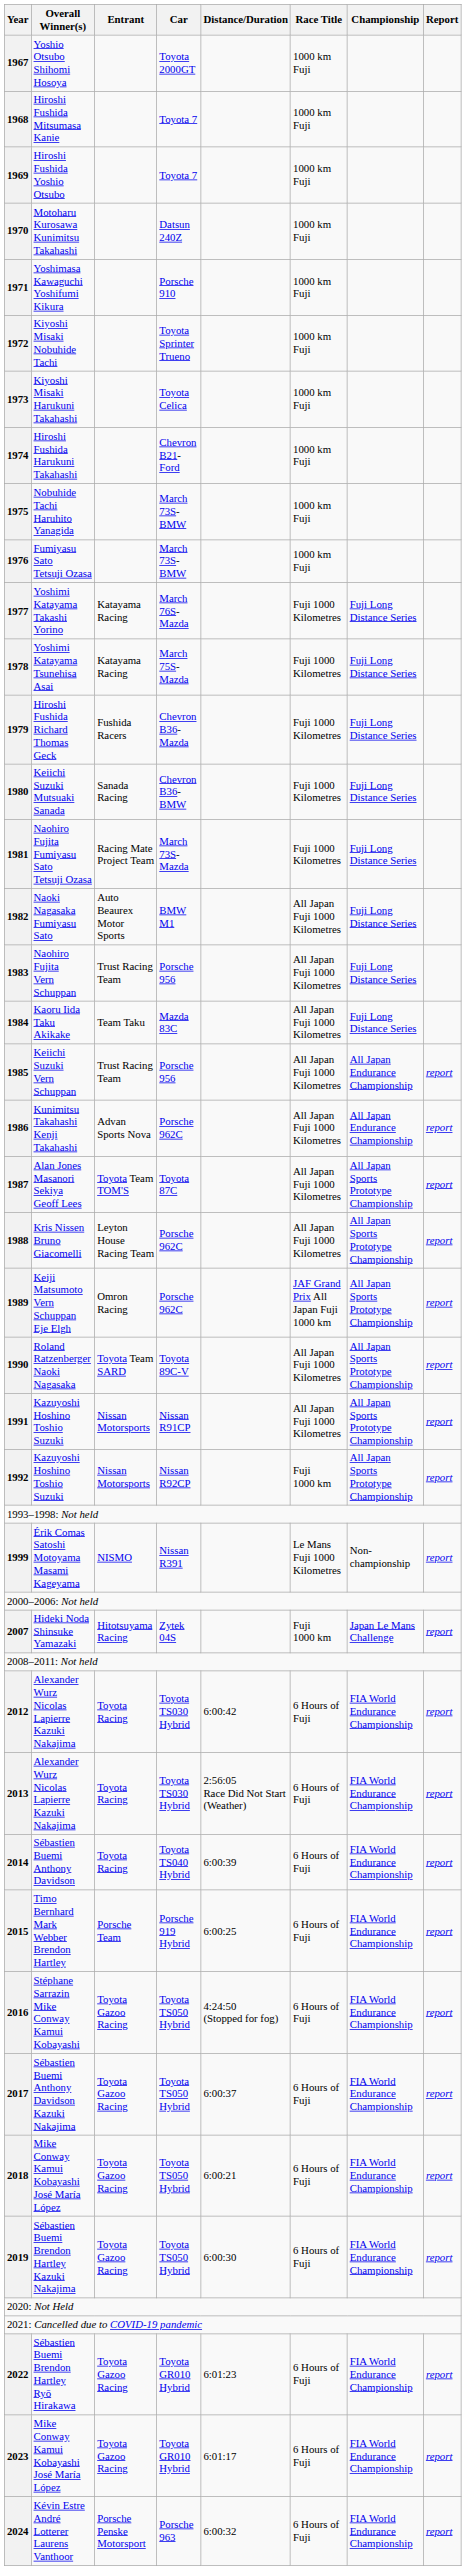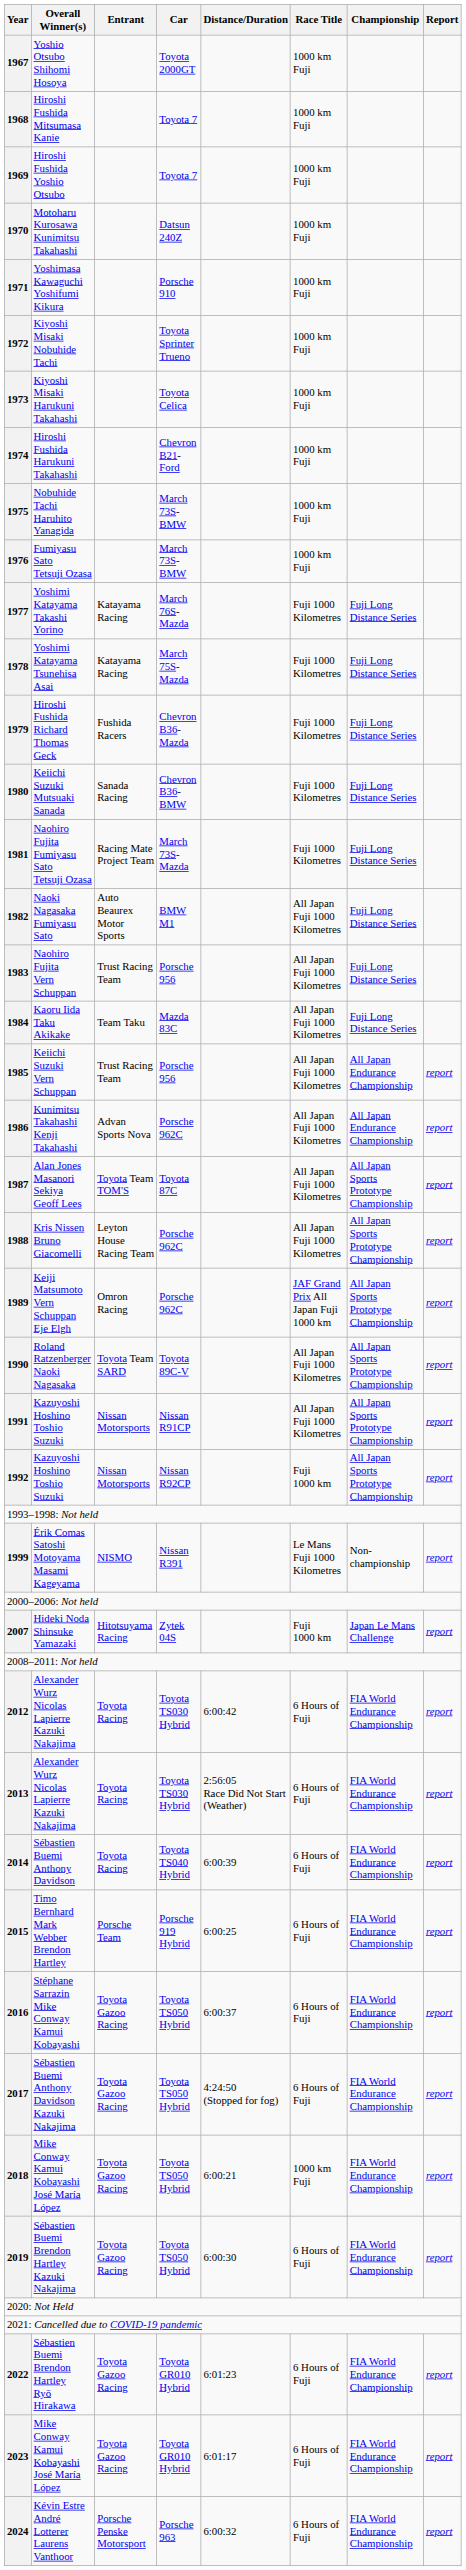(241, 2012) 4:24:50 (Stopped for fog) -> (220, 2012) 6:00:37
(220, 2094) 6:00:37 -> (241, 2094) 4:24:50 (Stopped for fog)
(316, 2176) 6 Hours of Fuji -> (312, 2176) 1000 km Fuji
